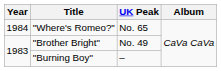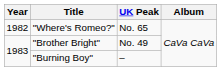(17, 27) 1984 -> (17, 27) 1982
